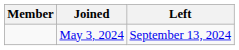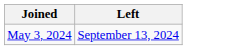- column: (30, 14)
